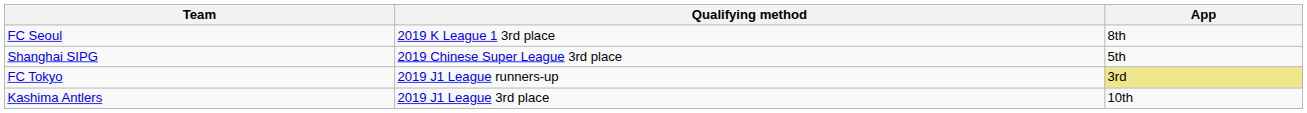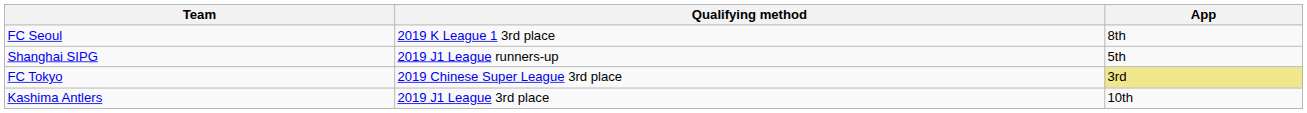(510, 56) 2019 Chinese Super League 3rd place -> (478, 56) 2019 J1 League runners-up
(478, 77) 2019 J1 League runners-up -> (510, 77) 2019 Chinese Super League 3rd place
